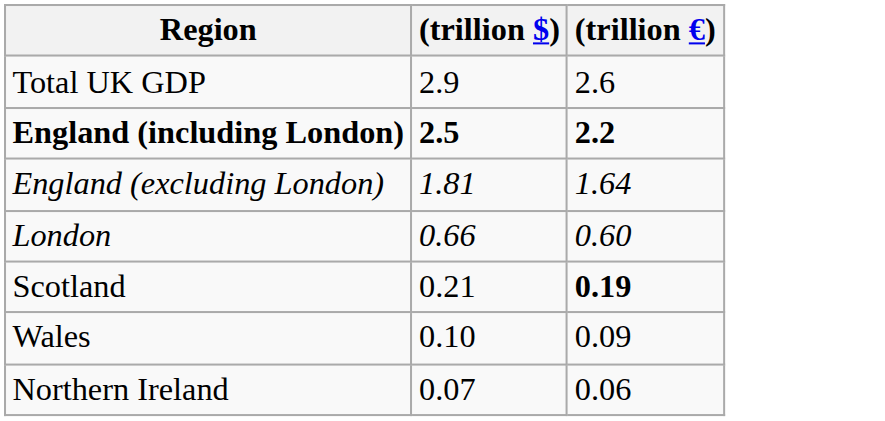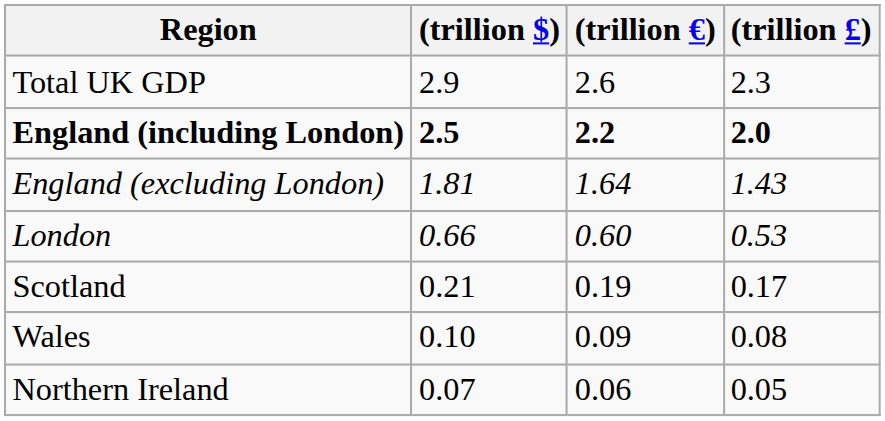+ column: (801, 30)
(603, 286) bold -> (603, 286) normal
